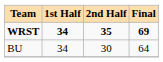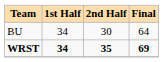rows swapped: (23, 31) <-> (15, 48)
